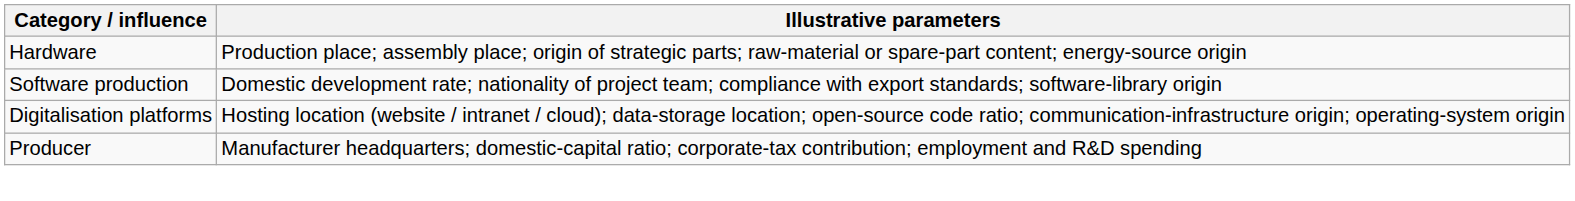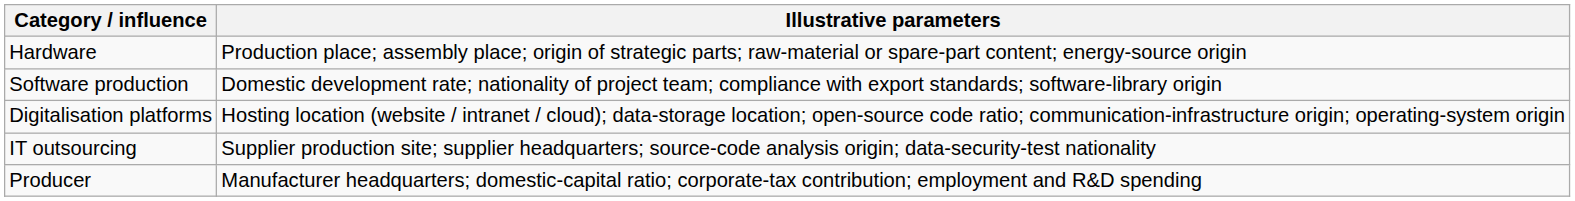+ row: (73, 148)
